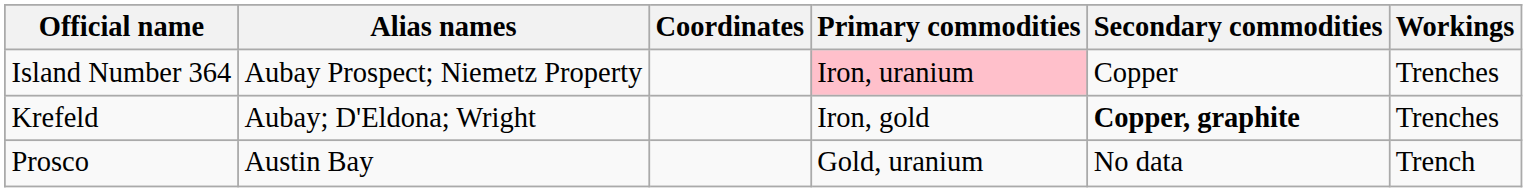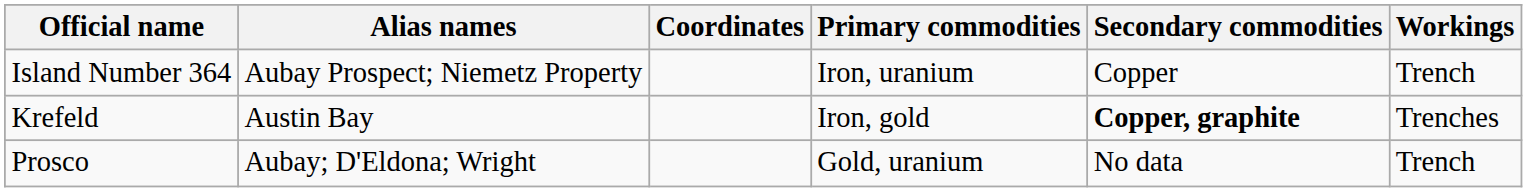(896, 72) pink background -> (896, 72) no background
(1447, 72) Trenches -> (1435, 72) Trench
(390, 117) Aubay; D'Eldona; Wright -> (309, 117) Austin Bay
(309, 162) Austin Bay -> (390, 162) Aubay; D'Eldona; Wright
